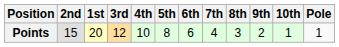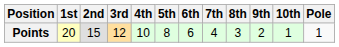columns swapped: (96, 13) <-> (71, 13)
